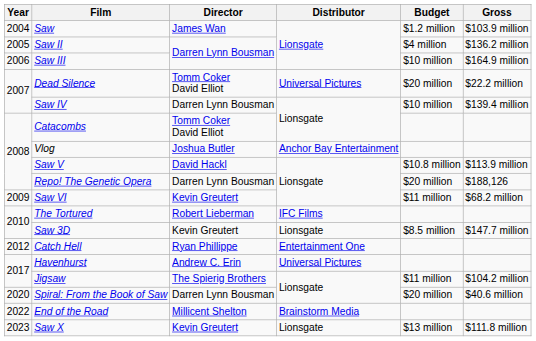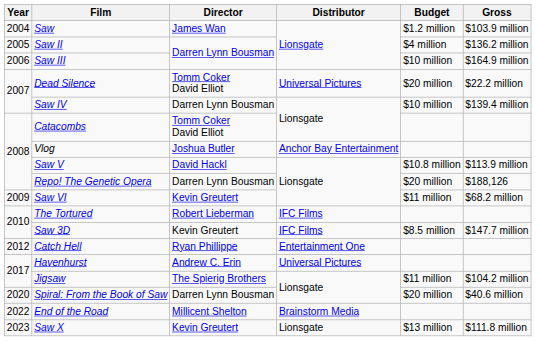(301, 230) Lionsgate -> (301, 230) IFC Films
